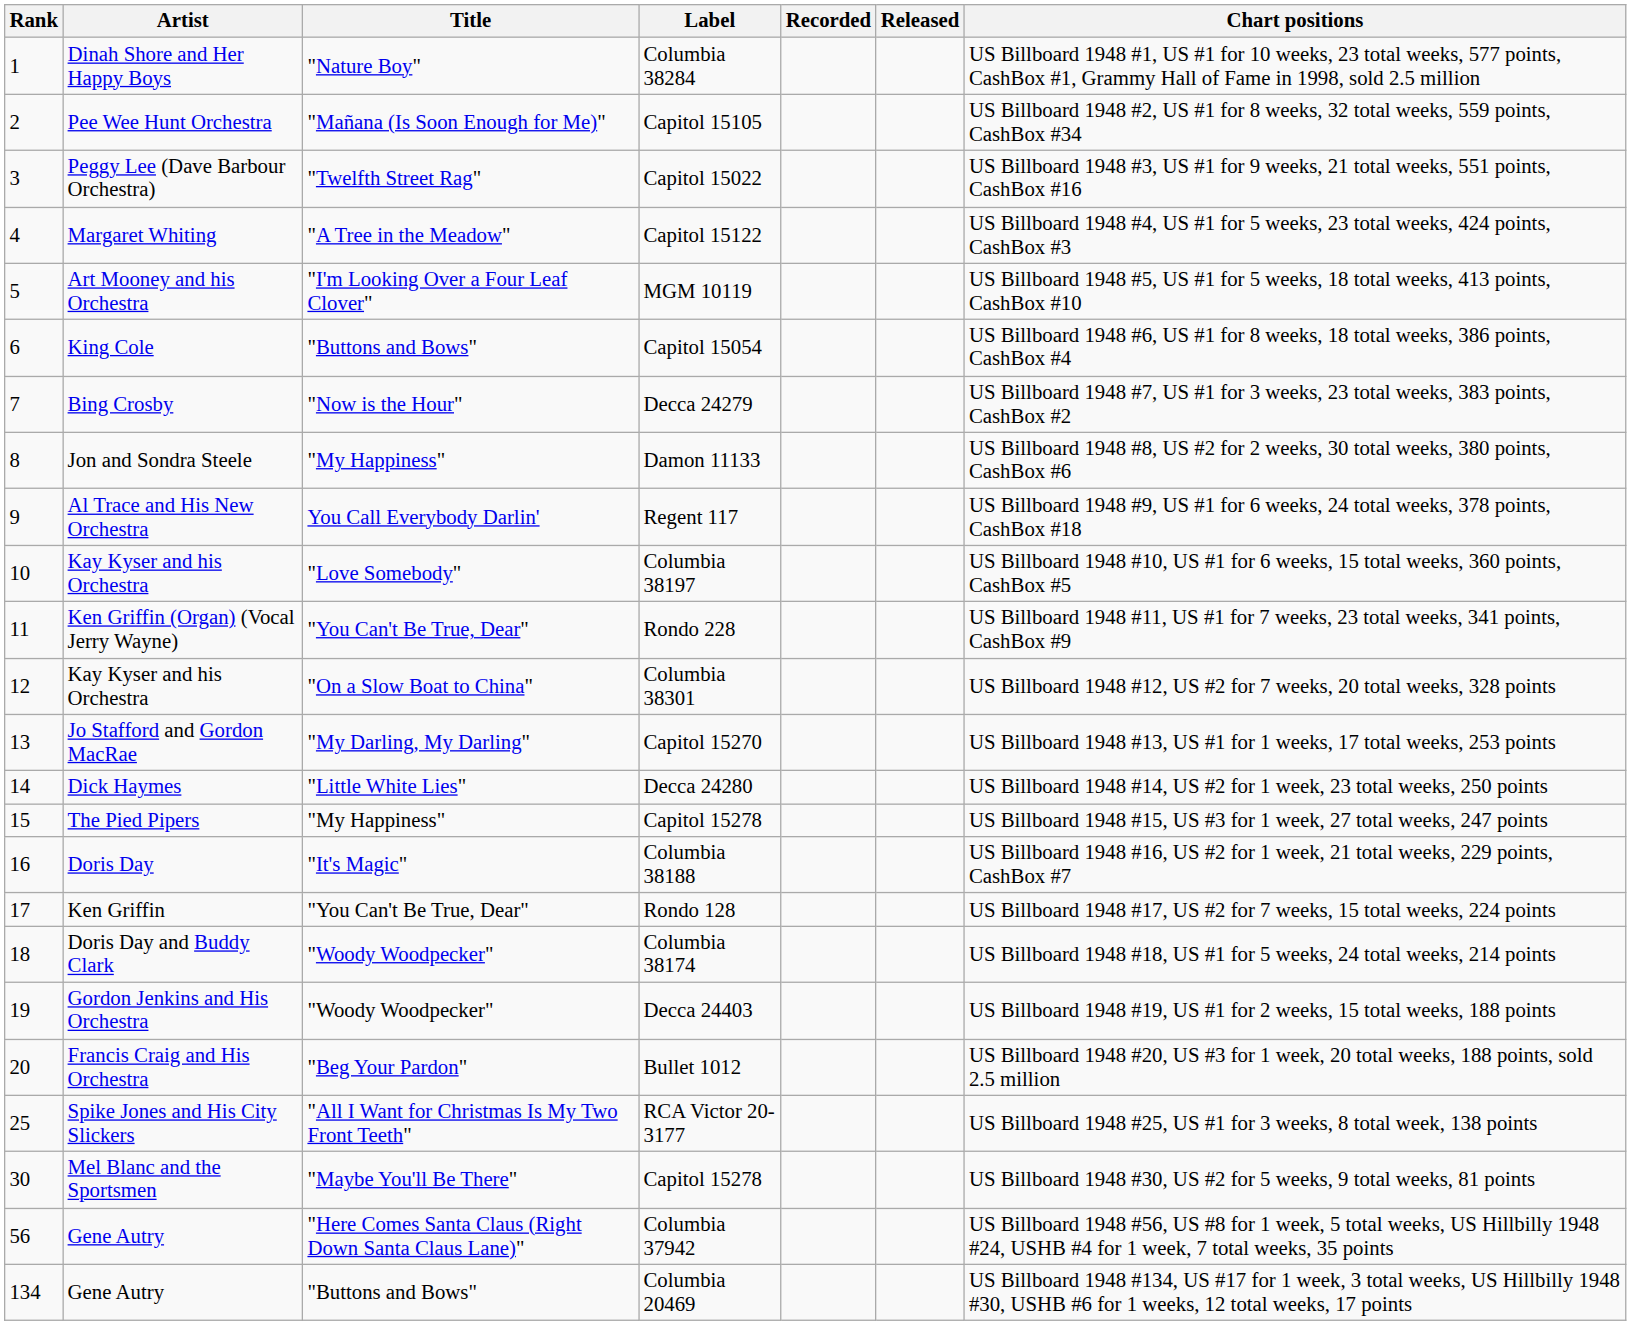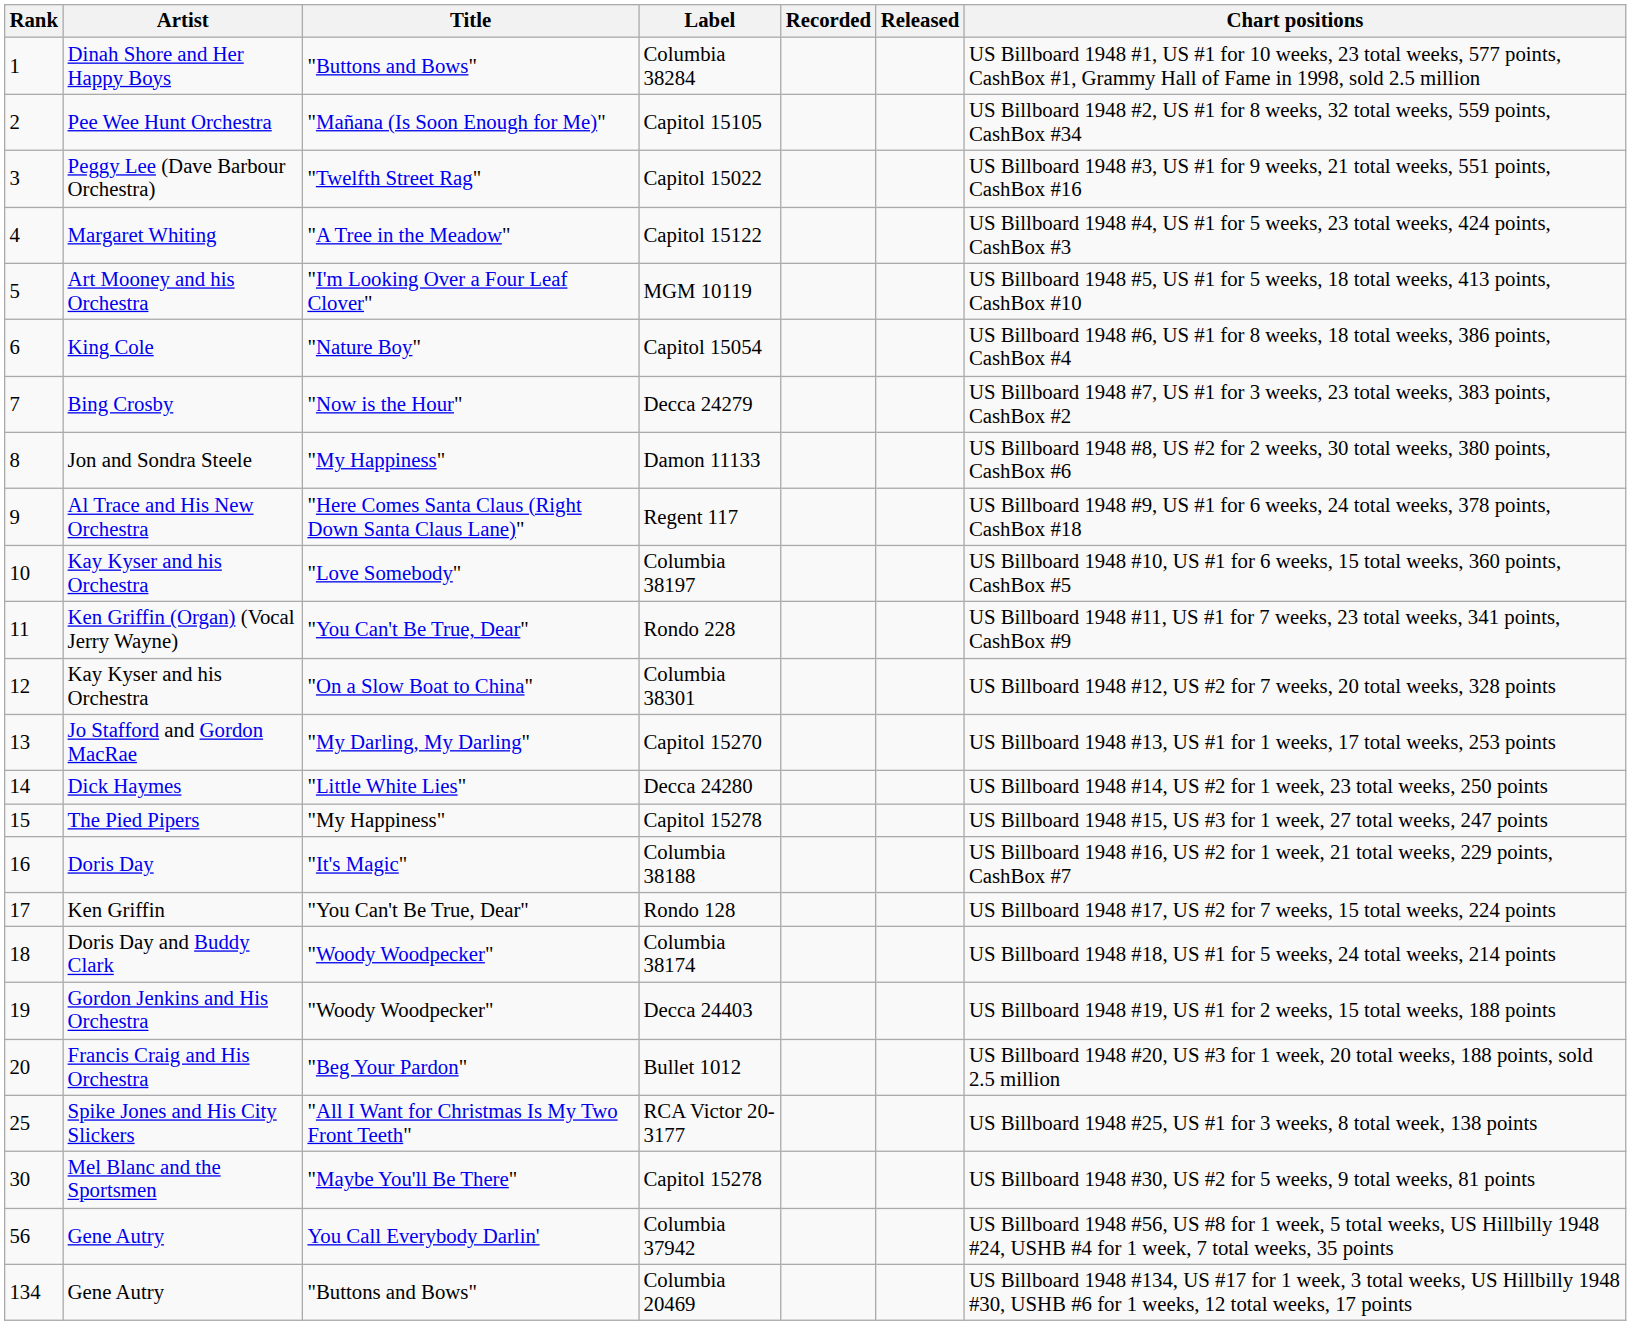(364, 65) "Nature Boy" -> (392, 65) "Buttons and Bows"
(392, 347) "Buttons and Bows" -> (364, 347) "Nature Boy"
(424, 516) You Call Everybody Darlin' -> (445, 516) "Here Comes Santa Claus (Right Down Santa Claus Lane)"
(445, 1236) "Here Comes Santa Claus (Right Down Santa Claus Lane)" -> (424, 1236) You Call Everybody Darlin'
